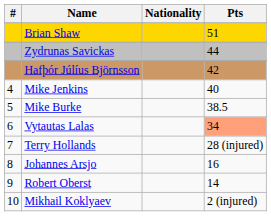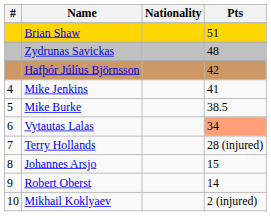(213, 51) 44 -> (213, 51) 48
(213, 88) 40 -> (213, 88) 41
(213, 164) 16 -> (213, 164) 15
